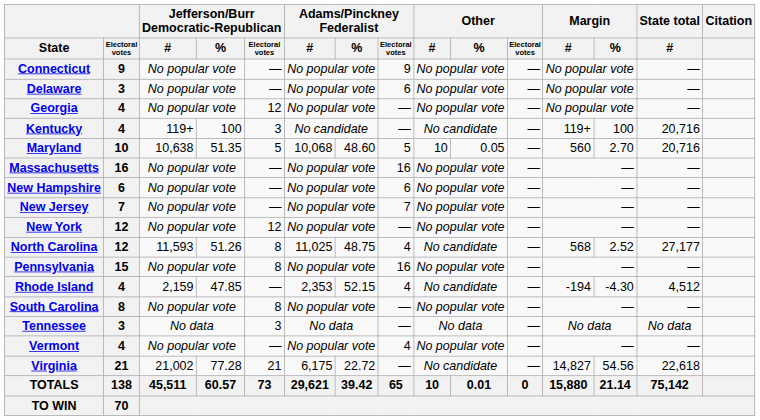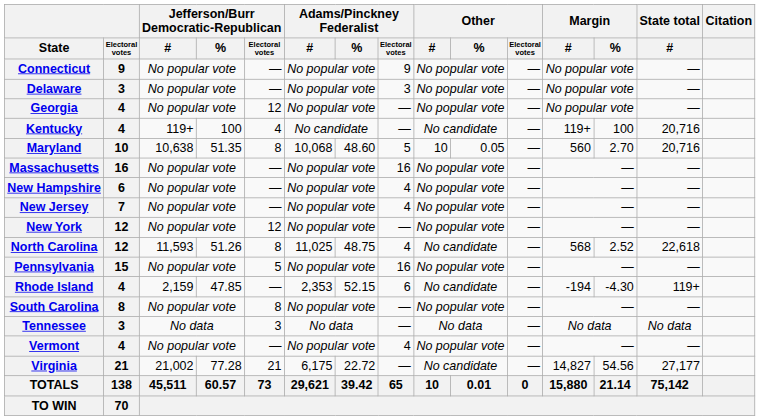(407, 88) 6 -> (407, 88) 3
(278, 128) 3 -> (278, 128) 4
(278, 148) 5 -> (278, 148) 8
(407, 187) 6 -> (407, 187) 4
(407, 207) 7 -> (407, 207) 4
(681, 247) 27,177 -> (681, 247) 22,618
(278, 267) 8 -> (278, 267) 5
(407, 286) 4 -> (407, 286) 6
(684, 286) 4,512 -> (686, 286) 119+
(681, 366) 22,618 -> (681, 366) 27,177
